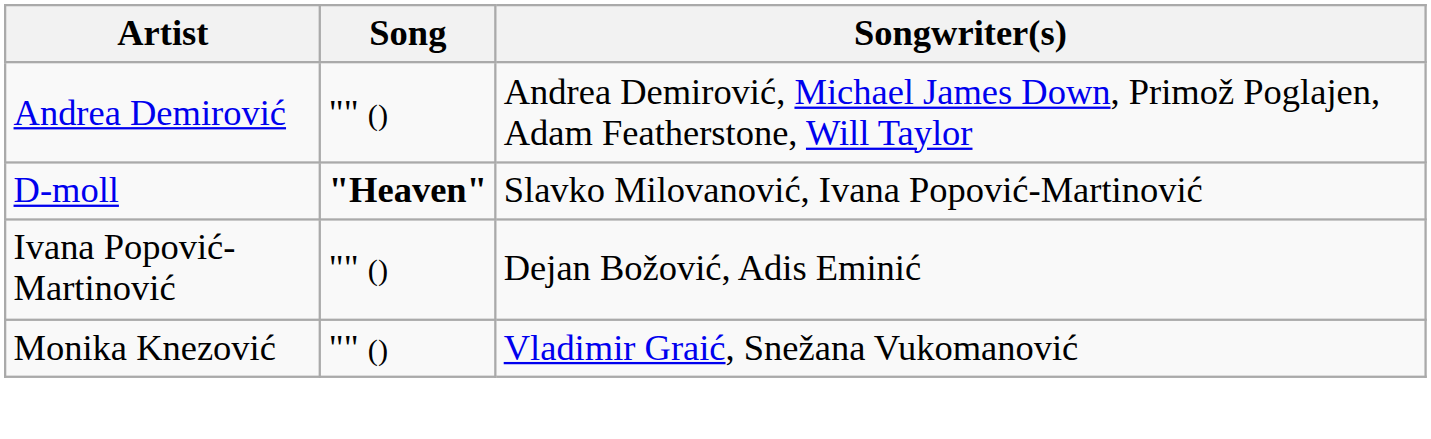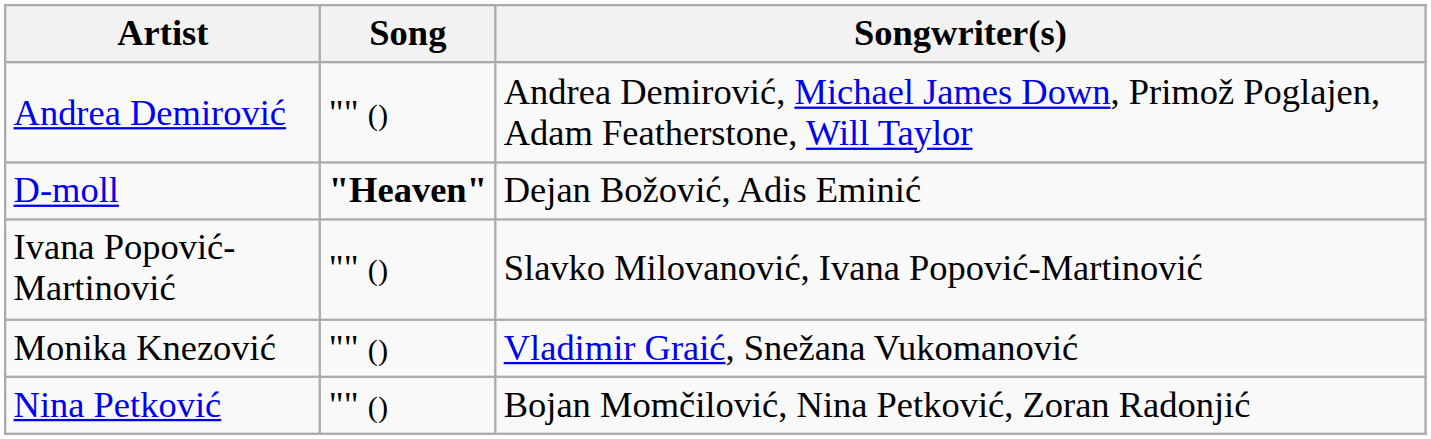(853, 190) Slavko Milovanović, Ivana Popović-Martinović -> (712, 190) Dejan Božović, Adis Eminić
(712, 268) Dejan Božović, Adis Eminić -> (853, 268) Slavko Milovanović, Ivana Popović-Martinović
+ row: (117, 404)
